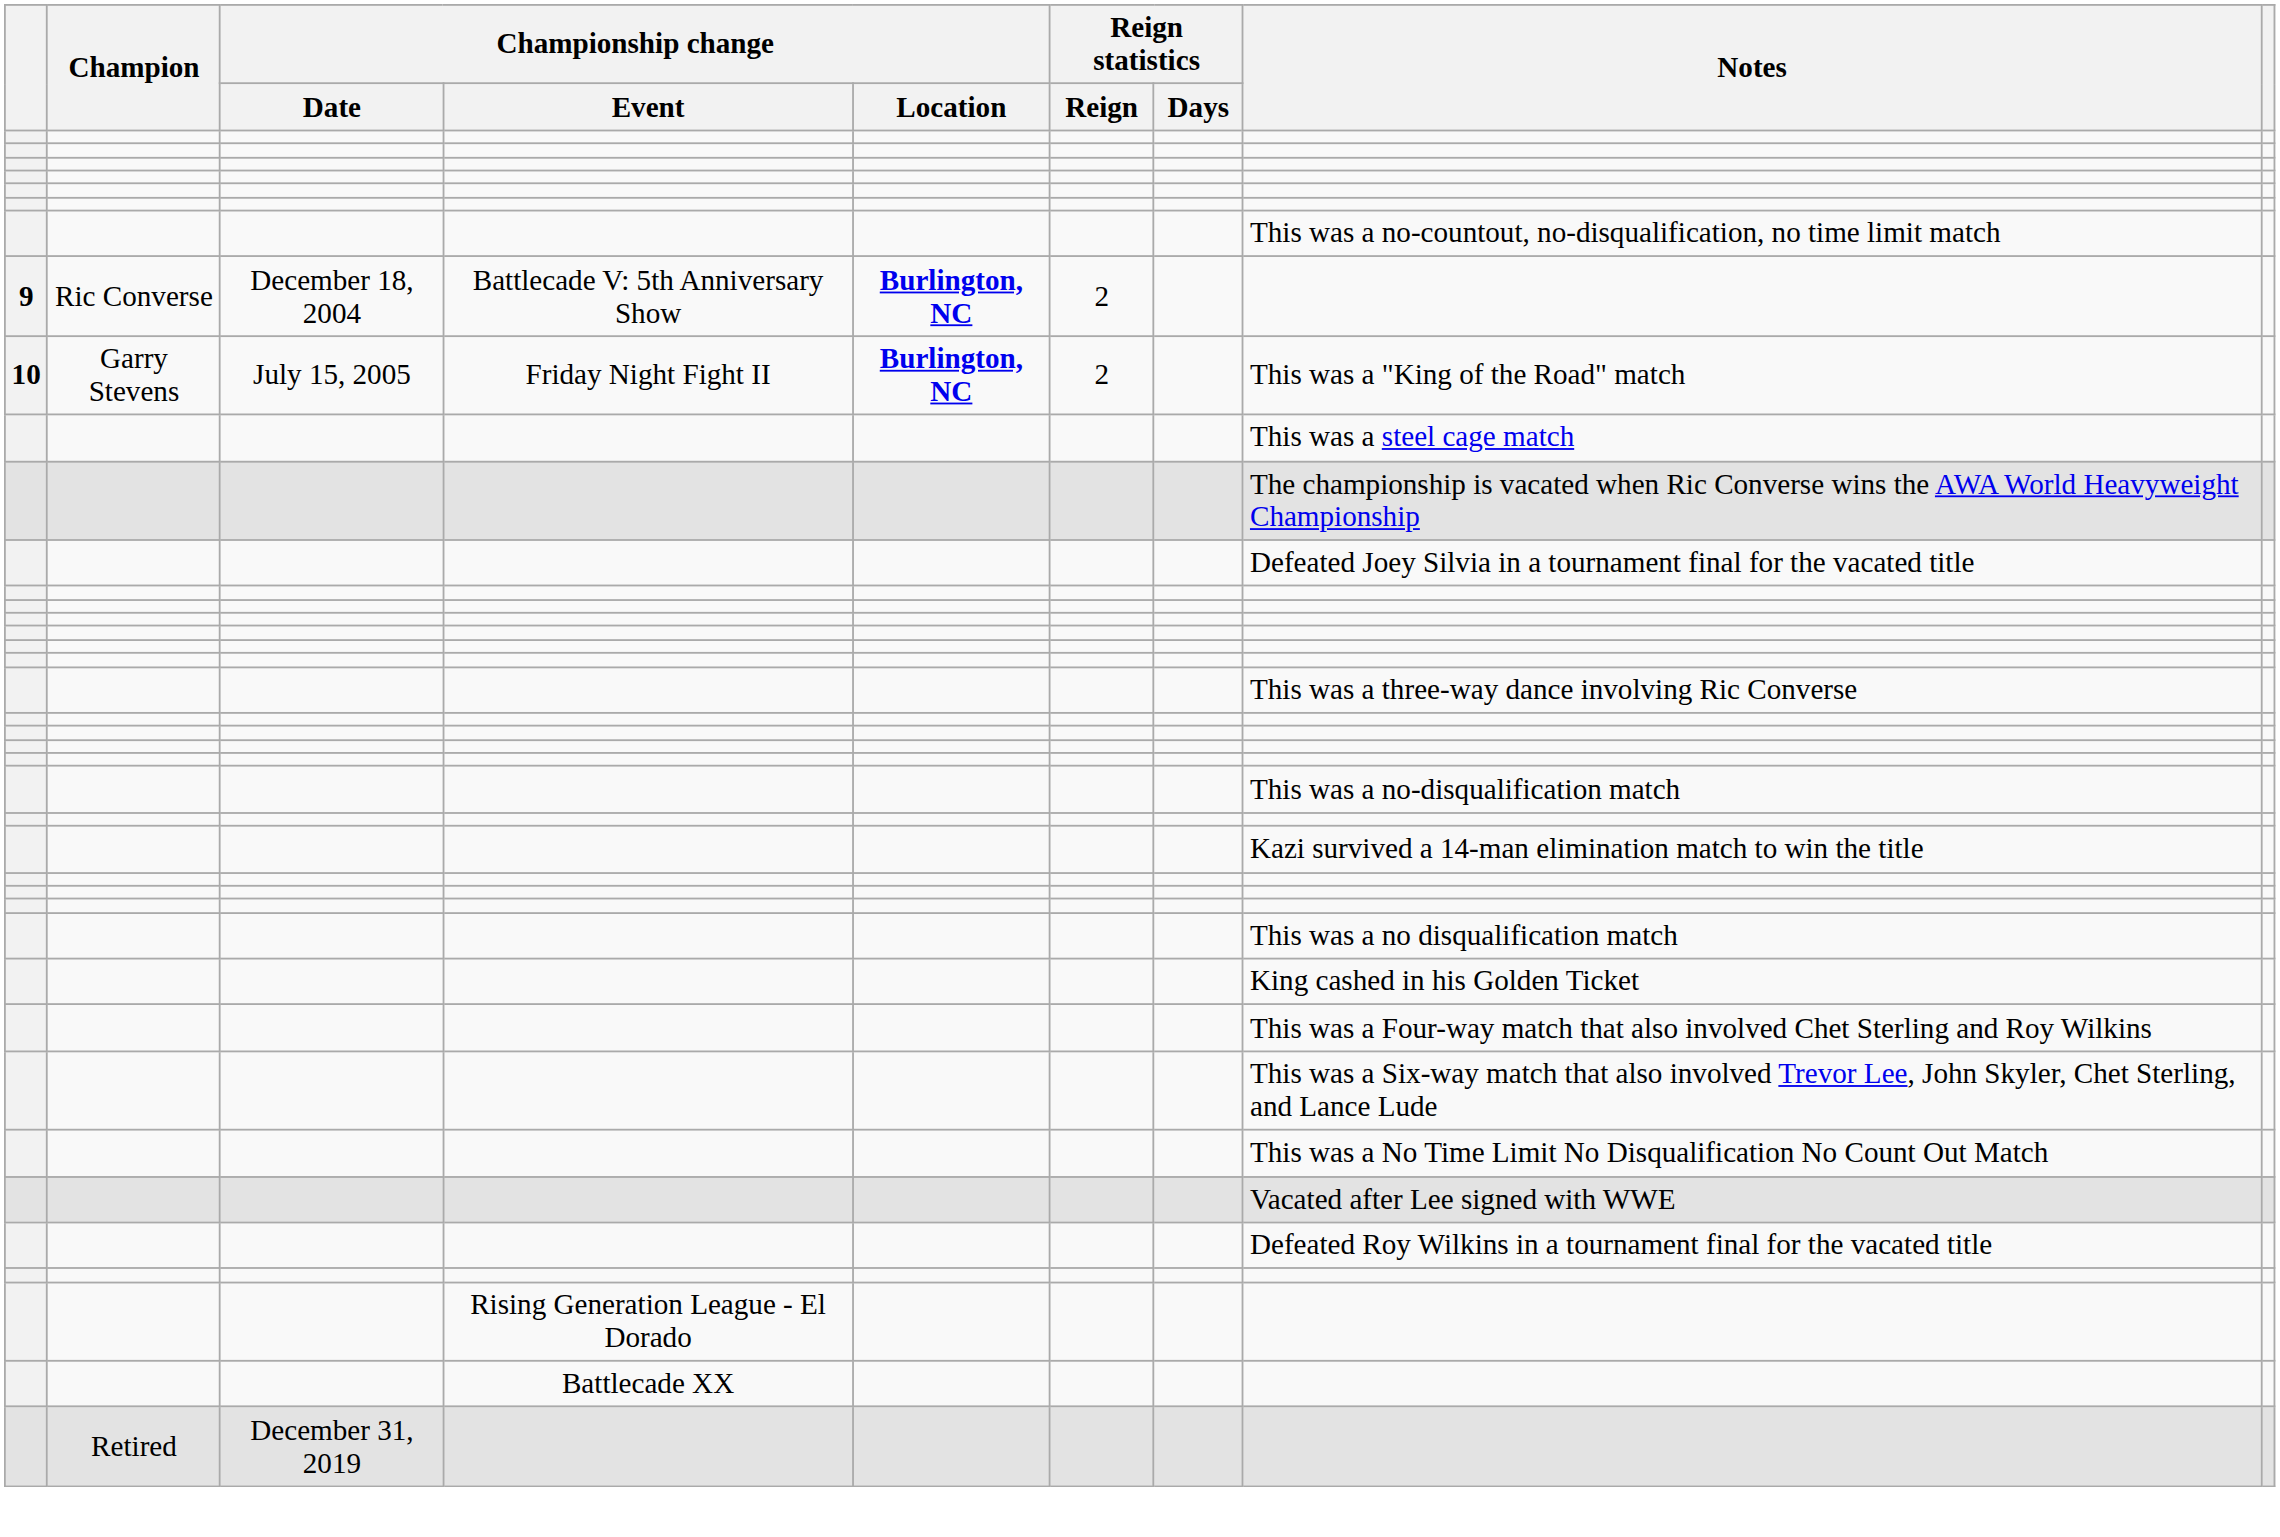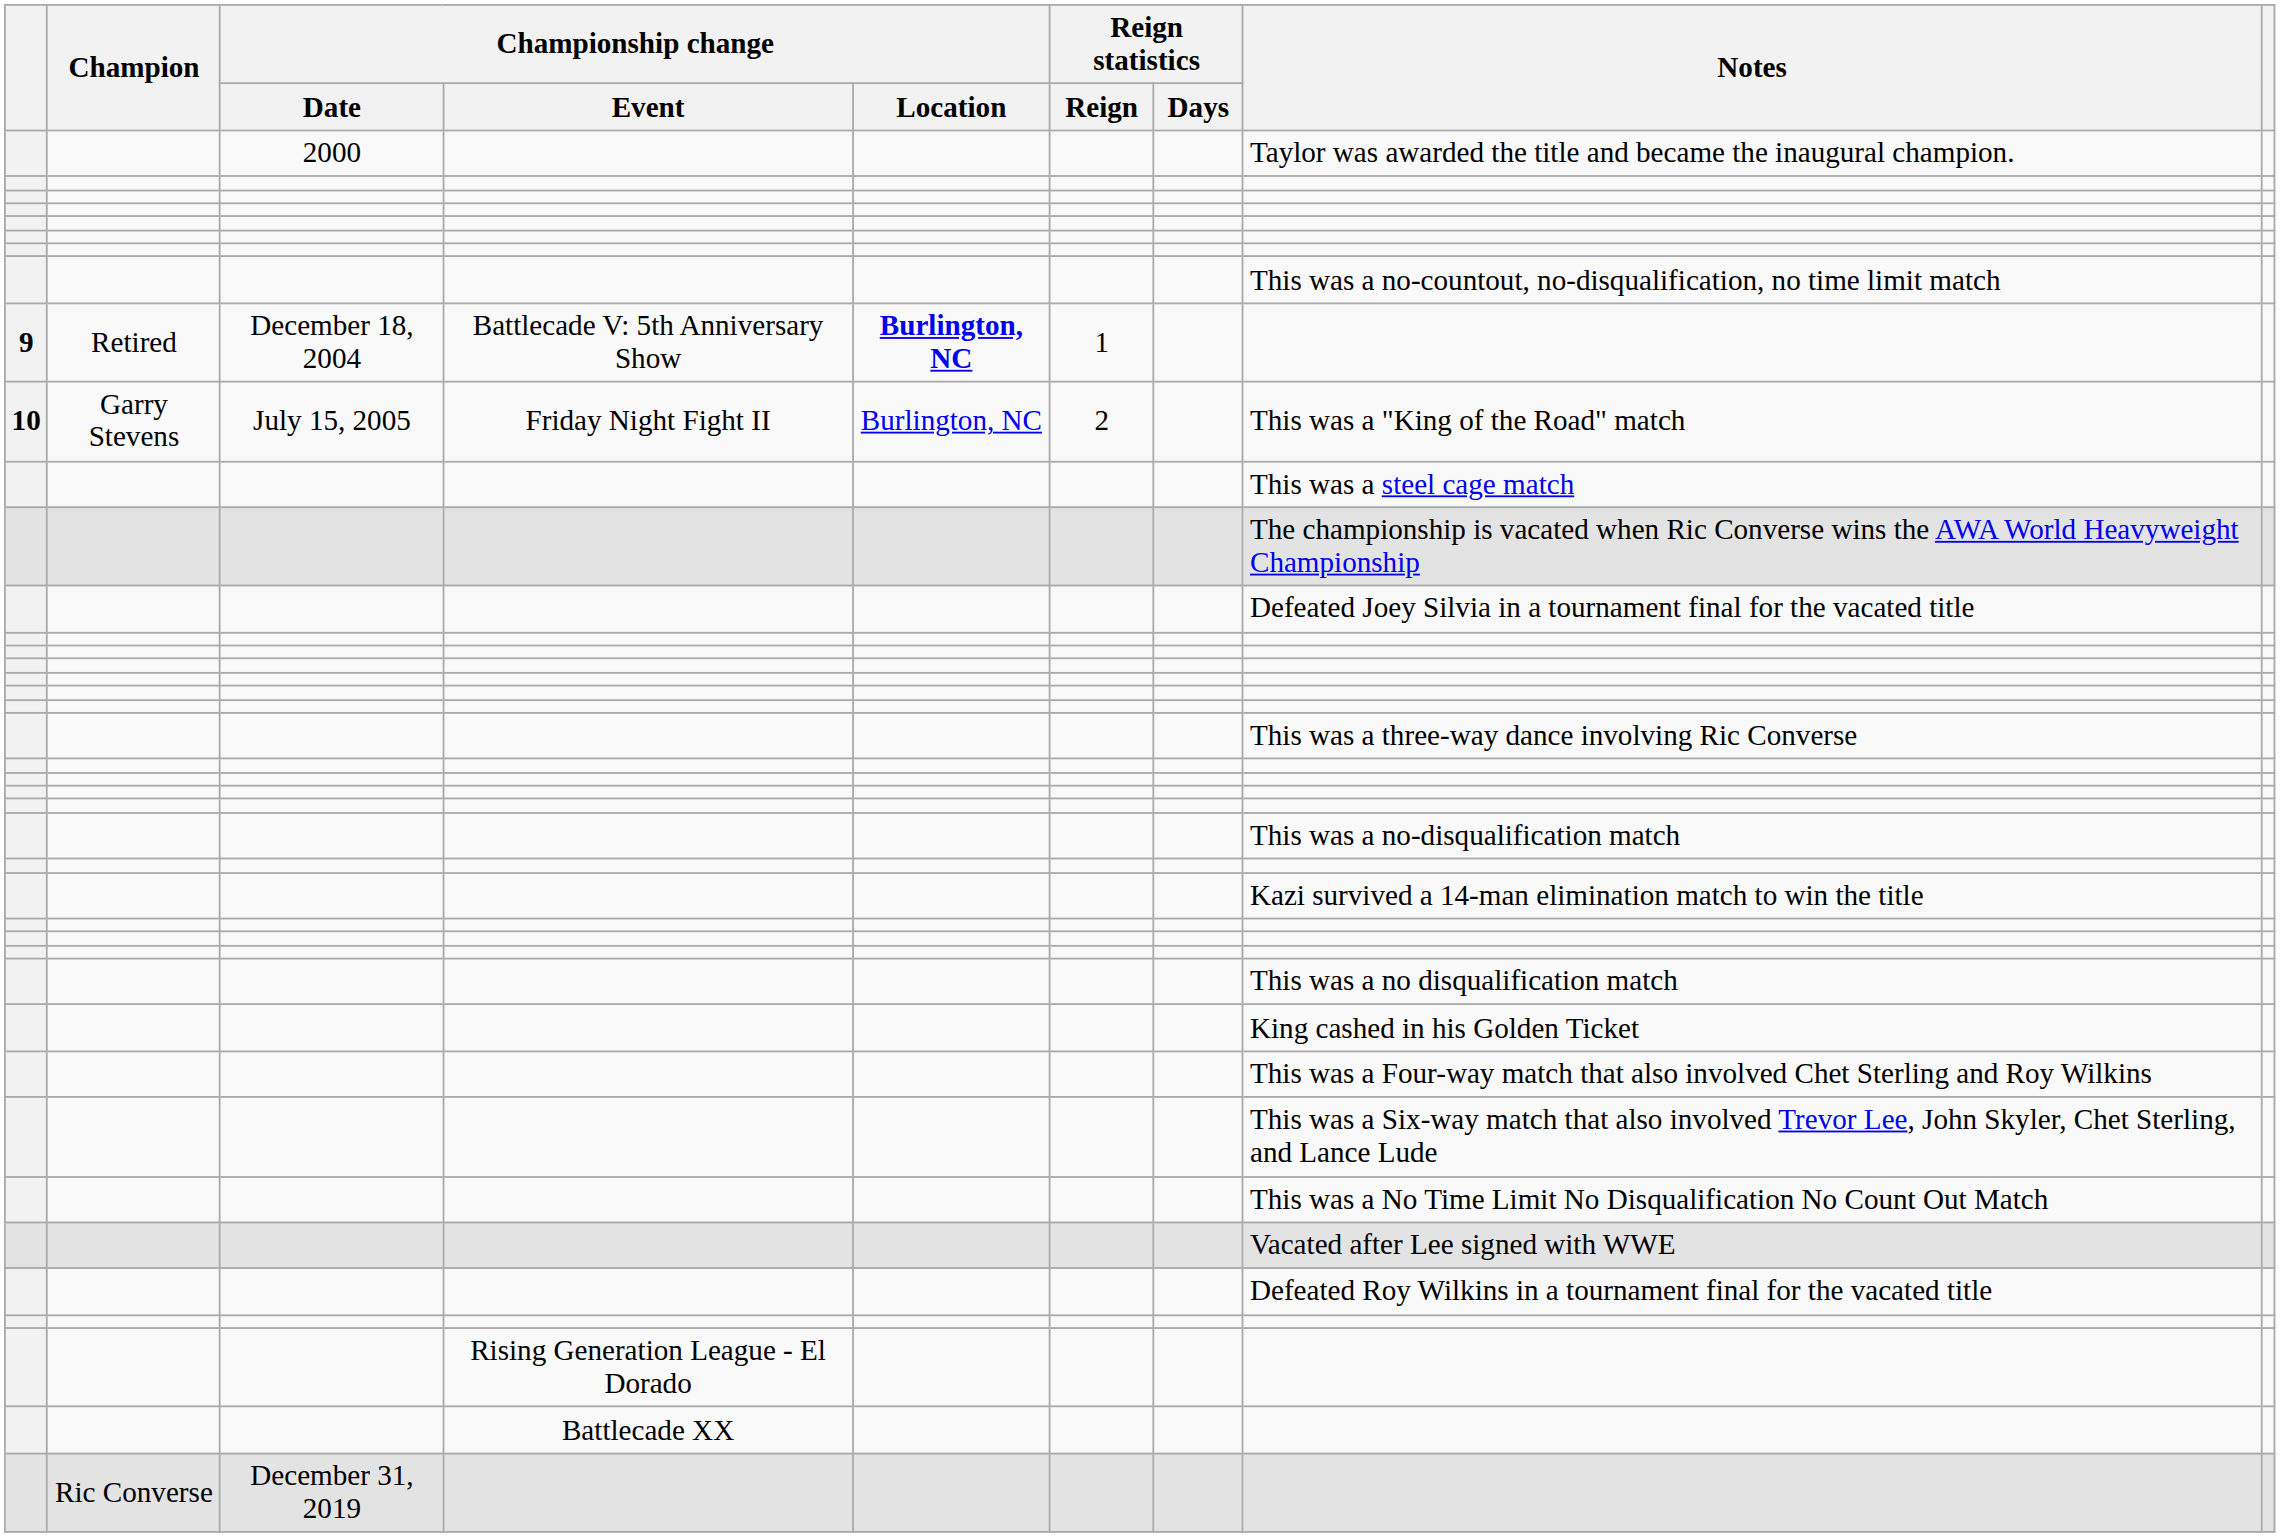+ row: (332, 152)
(134, 295) Ric Converse -> (134, 341) Retired
(1102, 295) 2 -> (1102, 341) 1
(951, 374) bold -> (951, 420) normal
(134, 1446) Retired -> (134, 1492) Ric Converse
